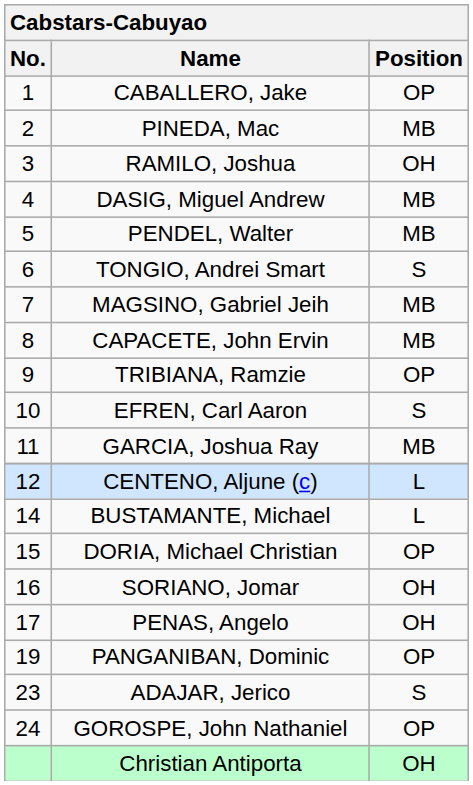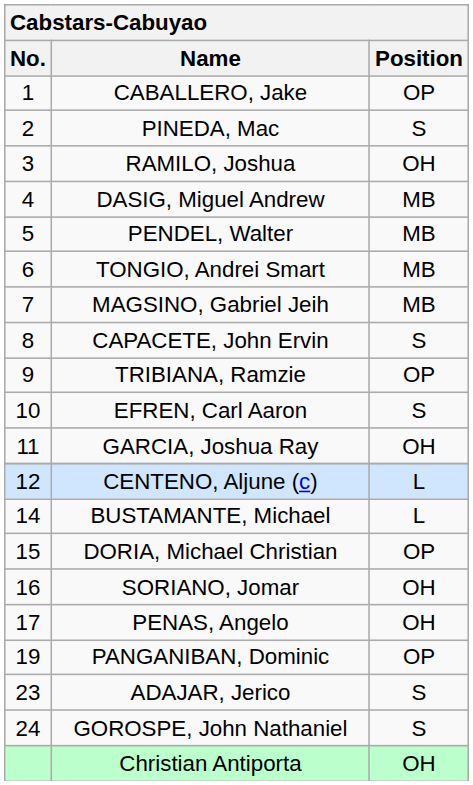(419, 129) MB -> (419, 129) S
(419, 270) S -> (419, 270) MB
(419, 340) MB -> (419, 340) S
(419, 446) MB -> (419, 446) OH
(419, 728) OP -> (419, 728) S
